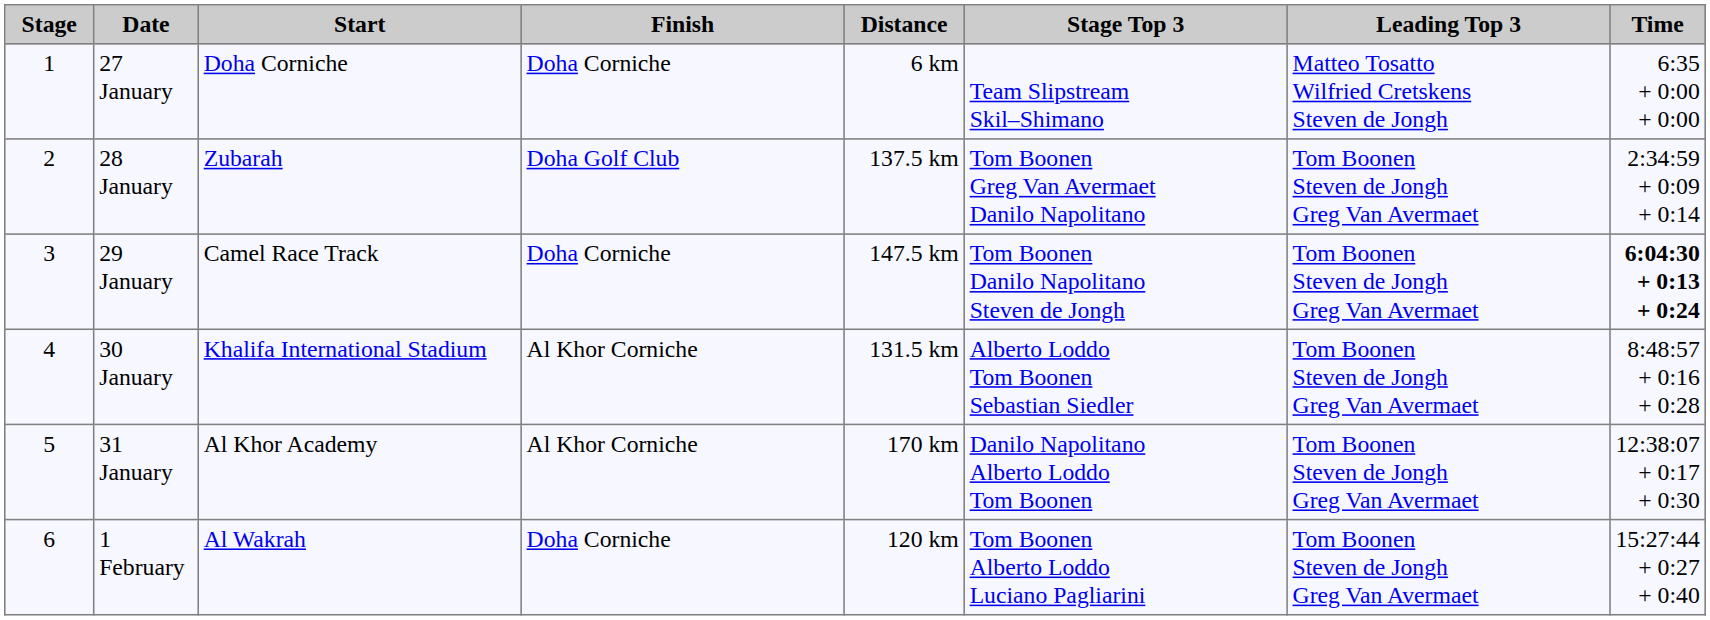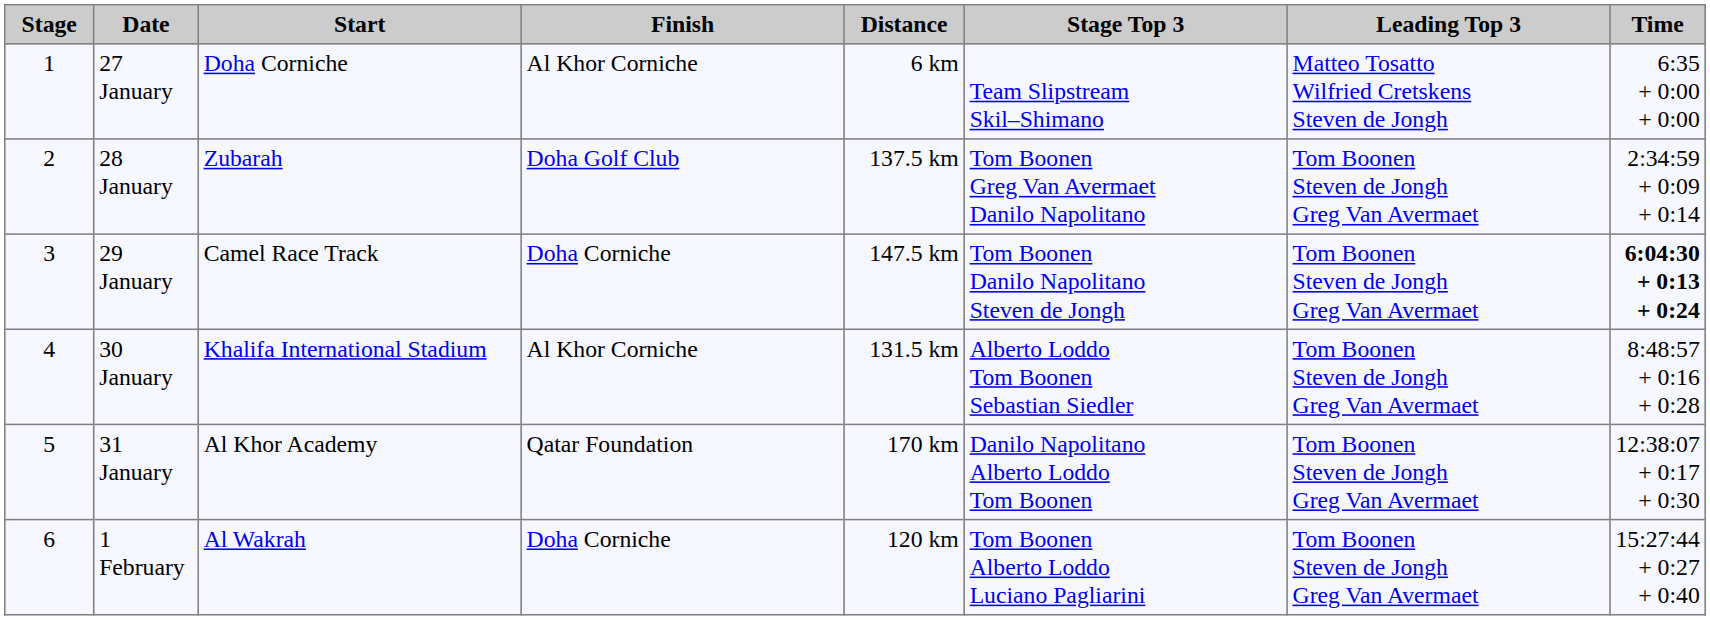(599, 62) Doha Corniche -> (612, 62) Al Khor Corniche
(612, 443) Al Khor Corniche -> (610, 443) Qatar Foundation
